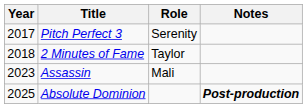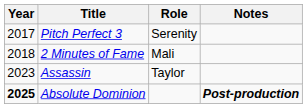(168, 53) Taylor -> (163, 53) Mali
(163, 73) Mali -> (168, 73) Taylor
(21, 93) normal -> (21, 93) bold
